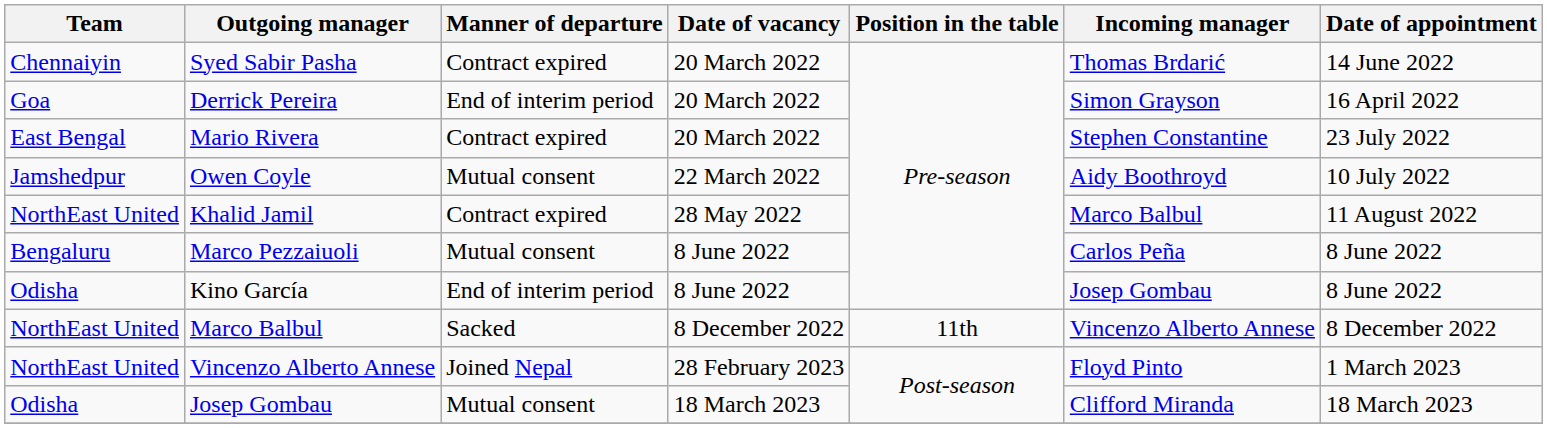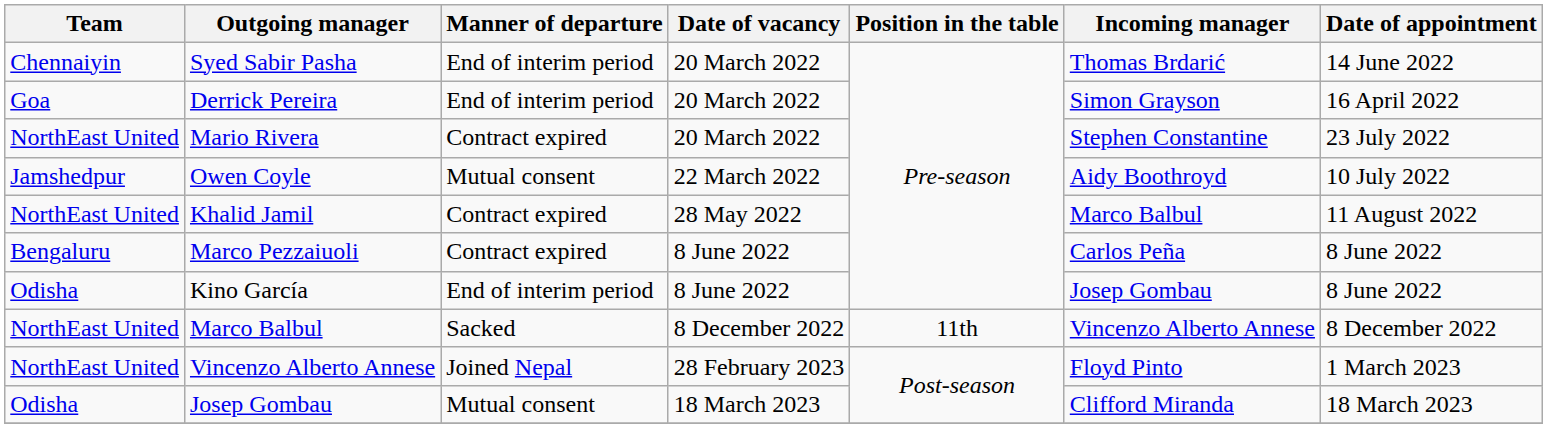(527, 61) Contract expired -> (550, 61) End of interim period
(68, 137) East Bengal -> (95, 137) NorthEast United
(521, 251) Mutual consent -> (527, 251) Contract expired
